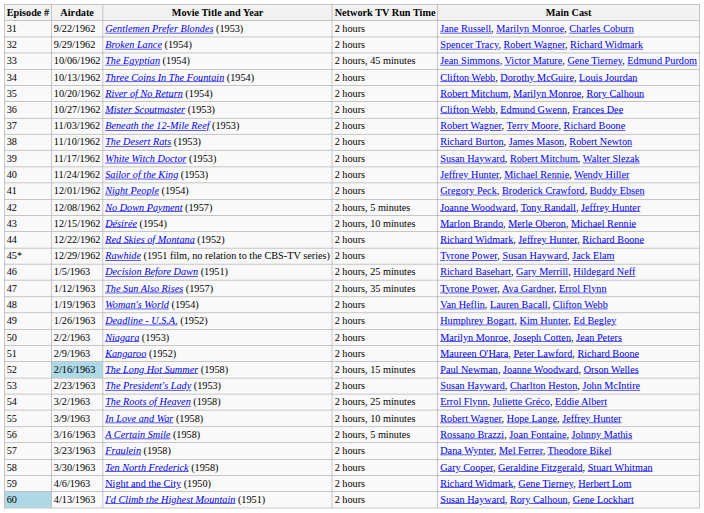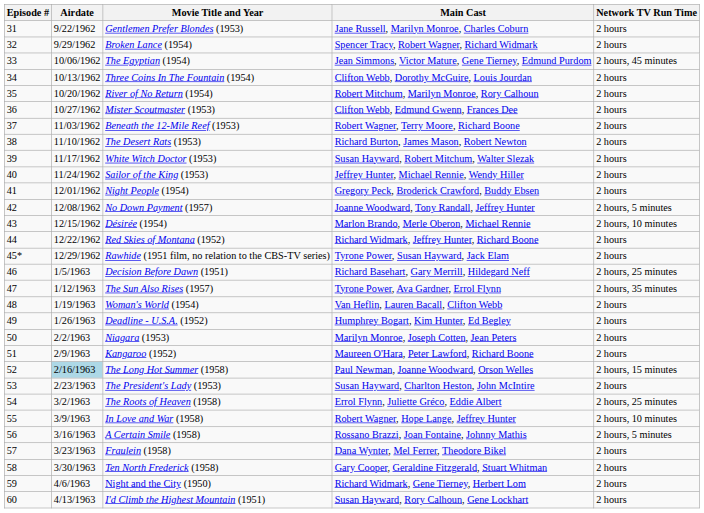columns swapped: (569, 12) <-> (385, 12)
(12, 499) lightblue background -> (12, 499) no background
